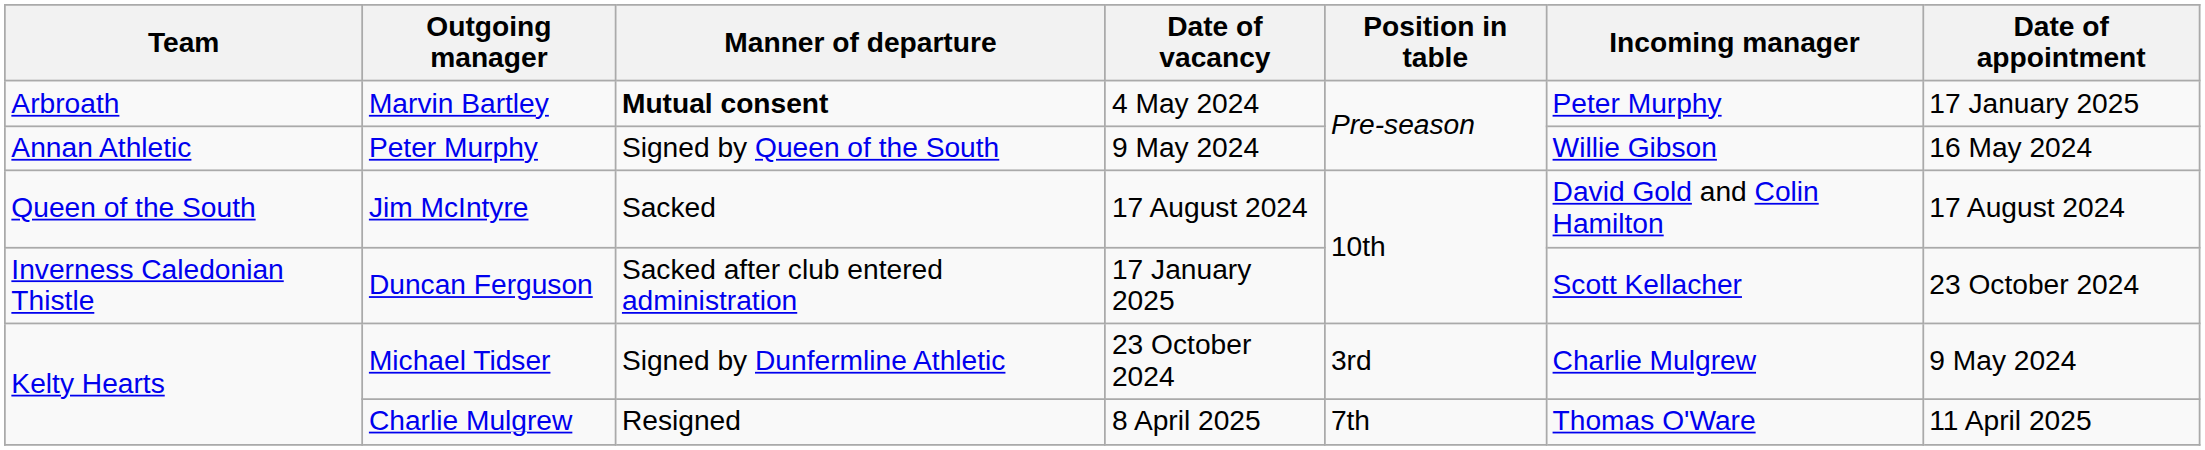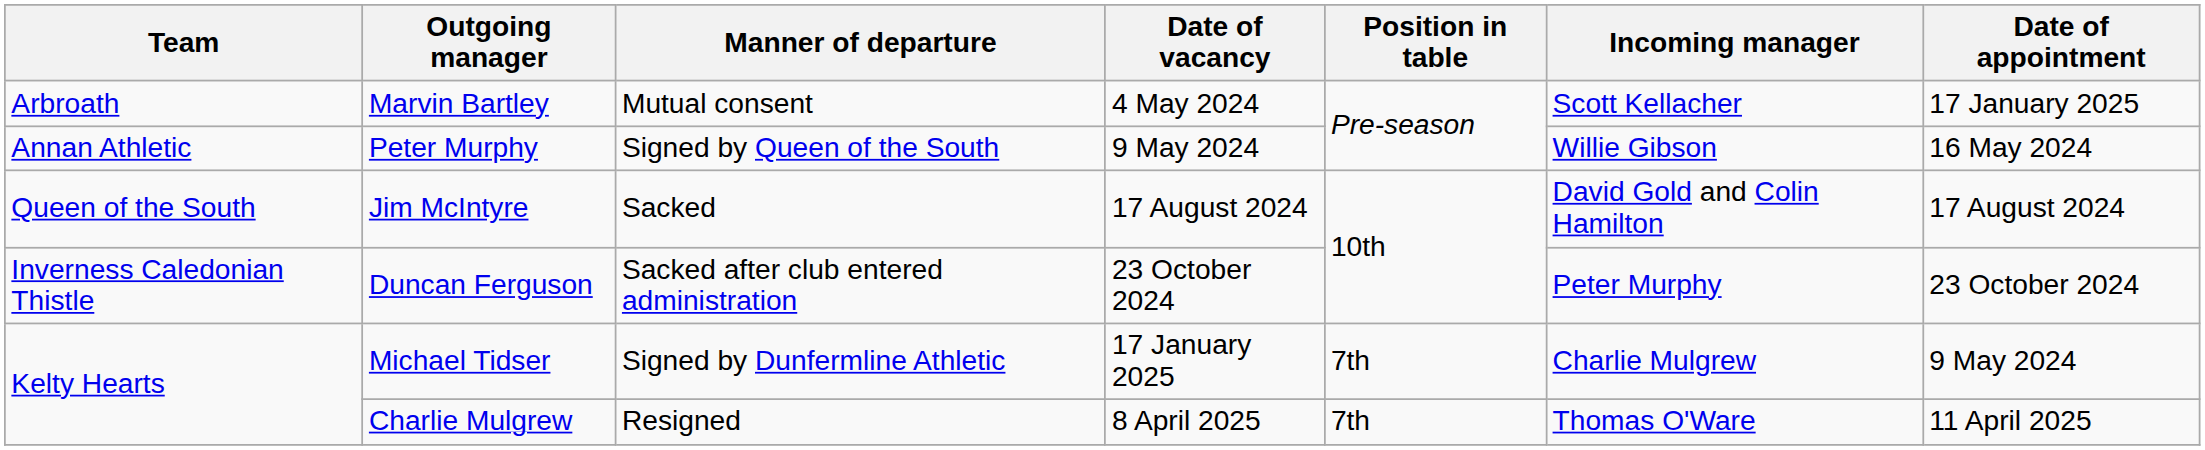(725, 103) bold -> (717, 103) normal
(1637, 103) Peter Murphy -> (1647, 103) Scott Kellacher
(1182, 284) 17 January 2025 -> (1182, 284) 23 October 2024
(1647, 284) Scott Kellacher -> (1637, 284) Peter Murphy
(1182, 361) 23 October 2024 -> (1182, 361) 17 January 2025
(1351, 361) 3rd -> (1350, 361) 7th
